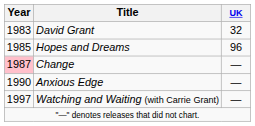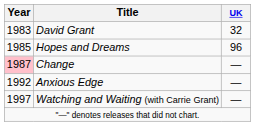(19, 82) 1990 -> (19, 82) 1992
